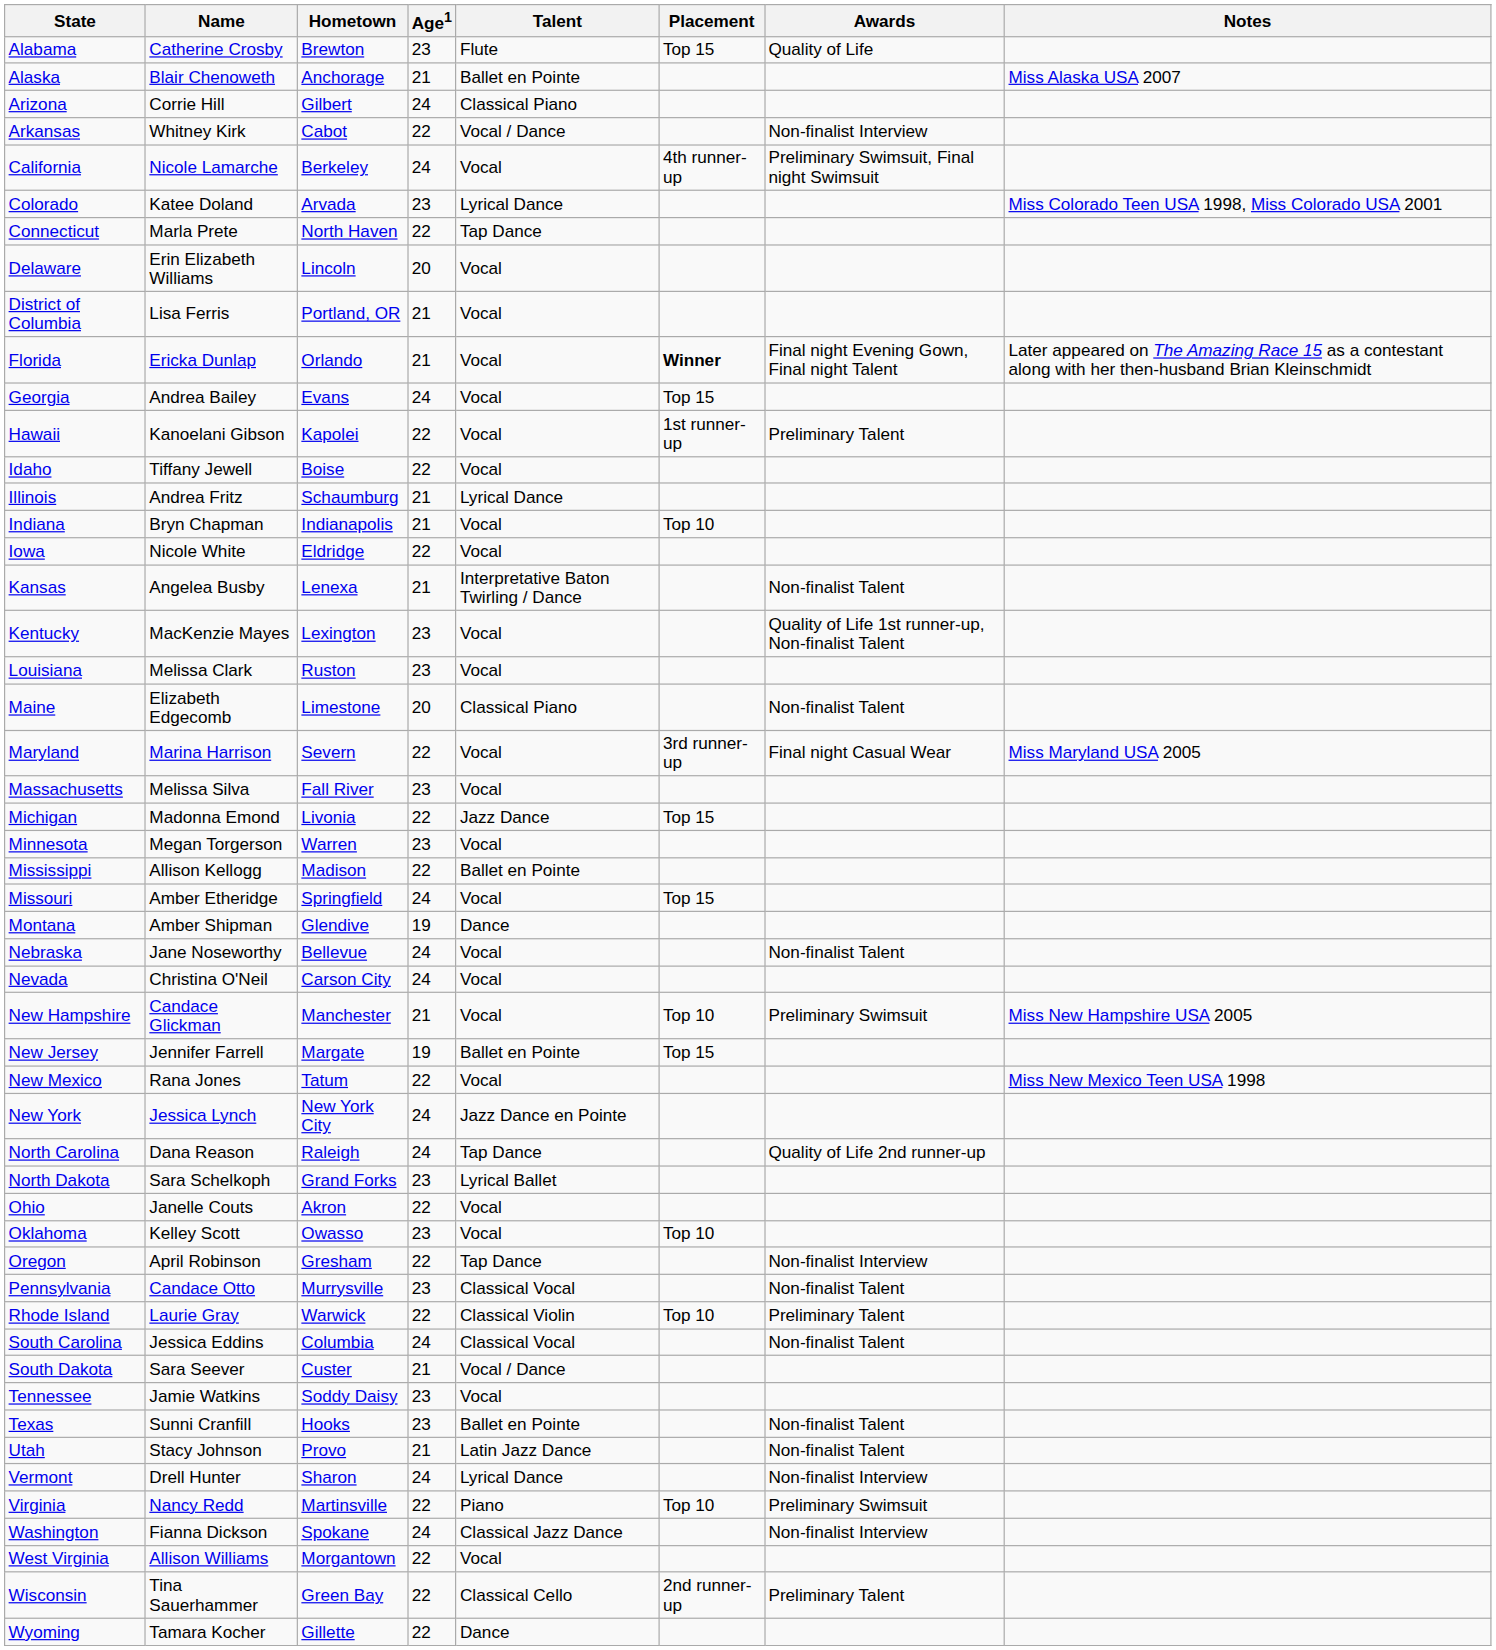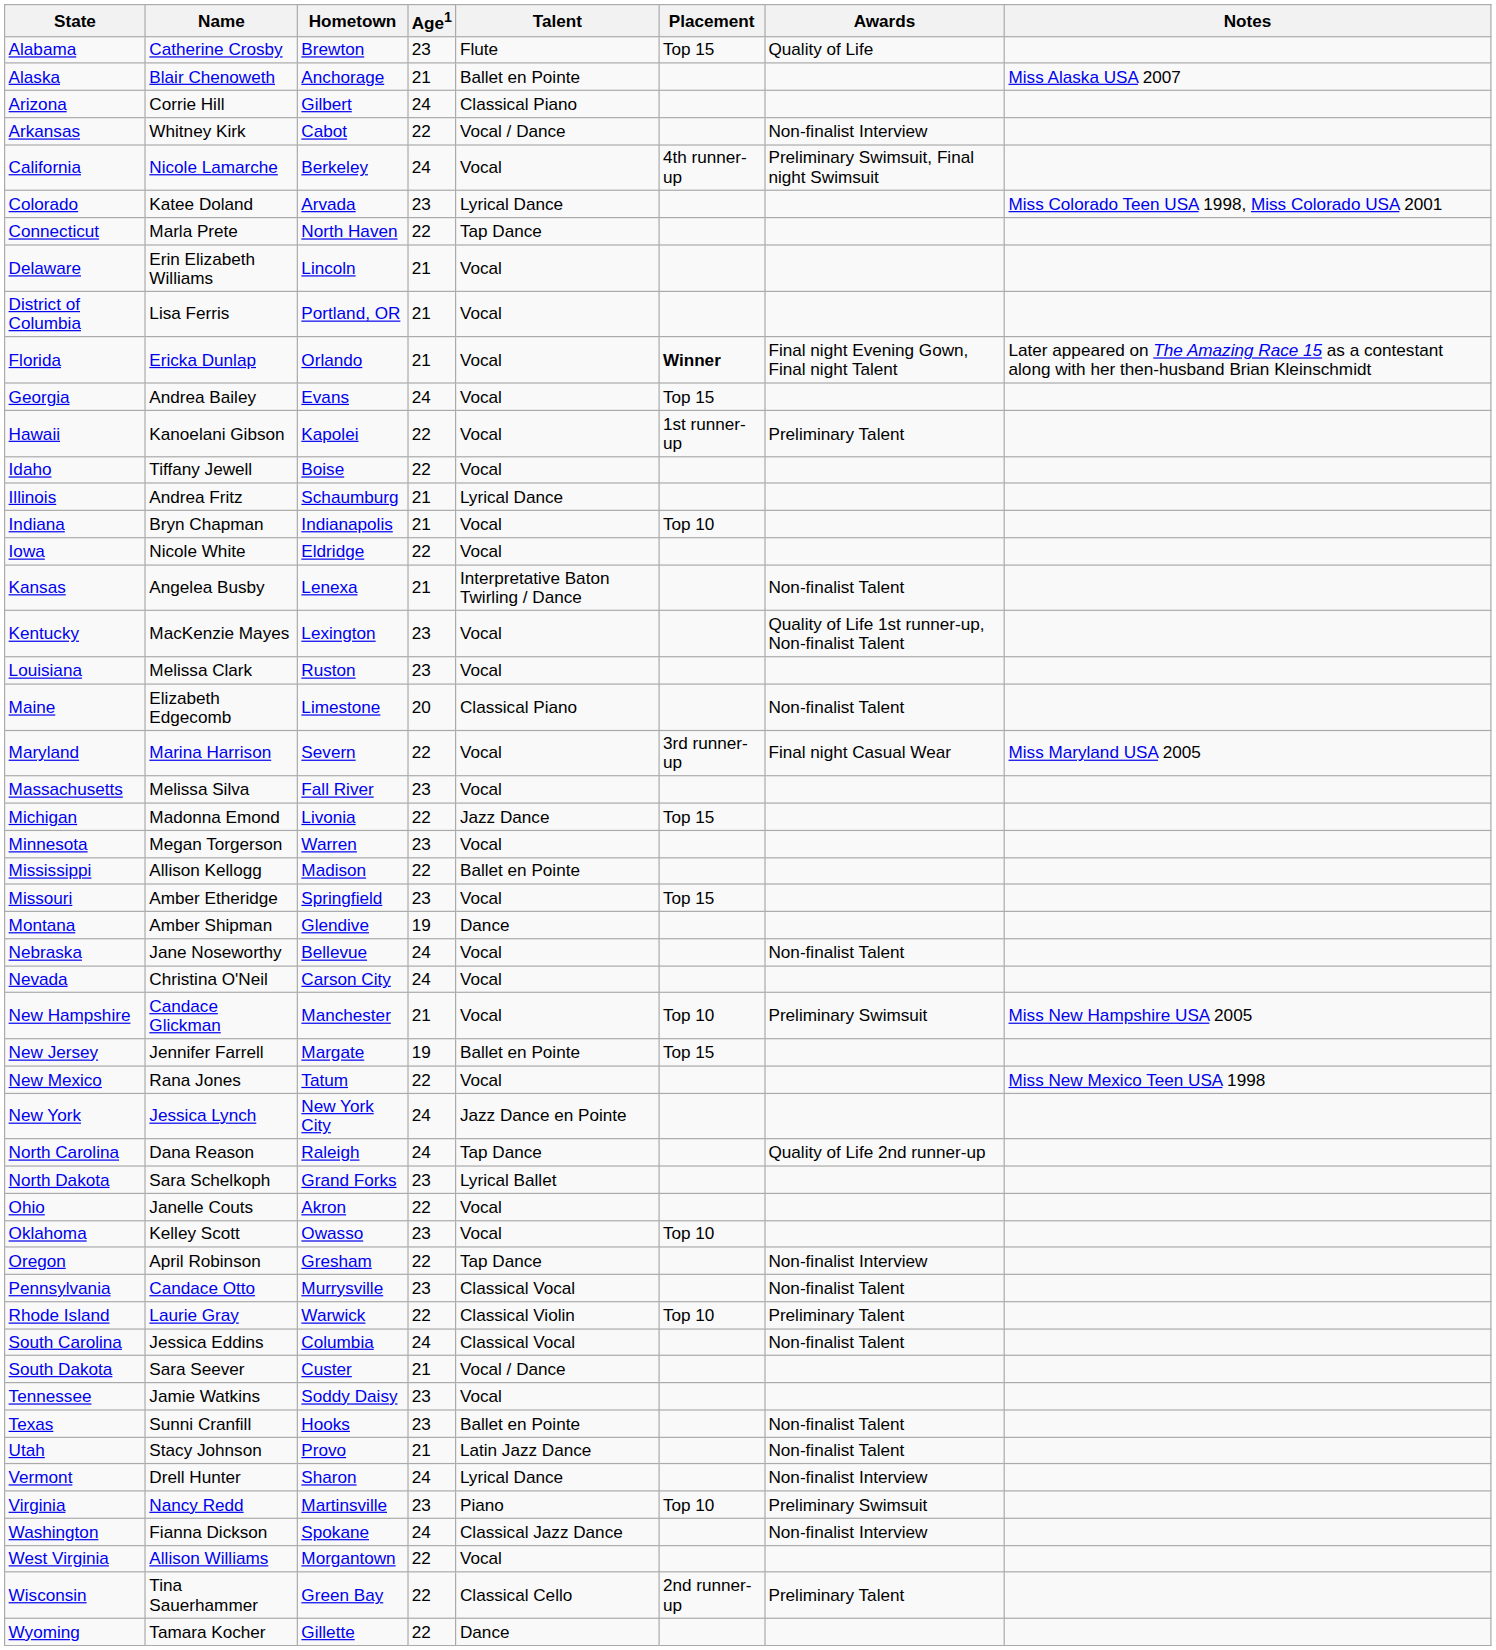(421, 268) 20 -> (421, 268) 21
(421, 898) 24 -> (421, 898) 23
(421, 1505) 22 -> (421, 1505) 23
